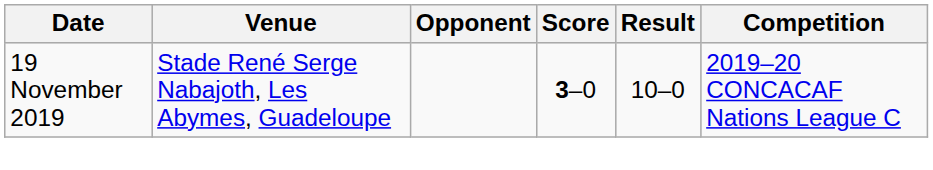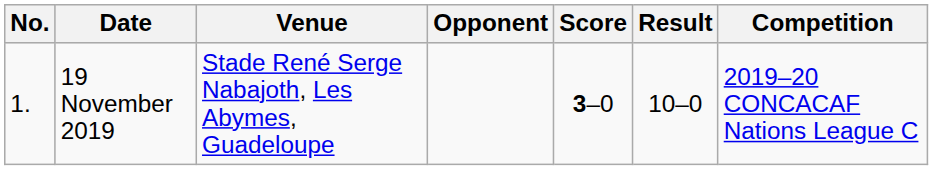+ column: (30, 23)
